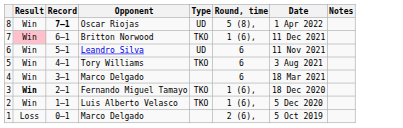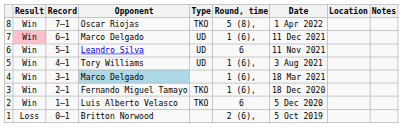+ column: (349, 11)
(62, 24) bold -> (62, 24) normal
(201, 24) UD -> (201, 24) TKO
(117, 37) Britton Norwood -> (112, 37) Marco Delgado
(201, 37) TKO -> (201, 37) UD
(201, 63) TKO -> (201, 63) UD
(241, 63) 6 -> (241, 63) 1 (6),
(112, 77) no background -> (112, 77) lightblue background
(241, 77) 6 -> (241, 77) 1 (6),
(29, 90) bold -> (29, 90) normal
(241, 103) 1 (6), -> (241, 103) 6
(112, 116) Marco Delgado -> (117, 116) Britton Norwood
